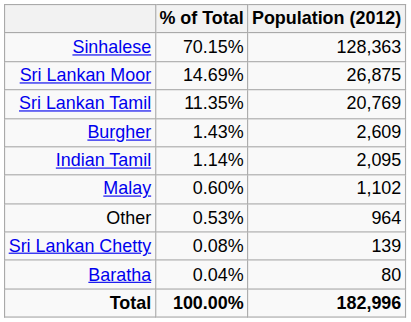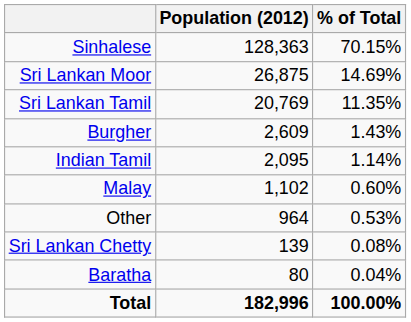columns swapped: (327, 18) <-> (202, 18)
